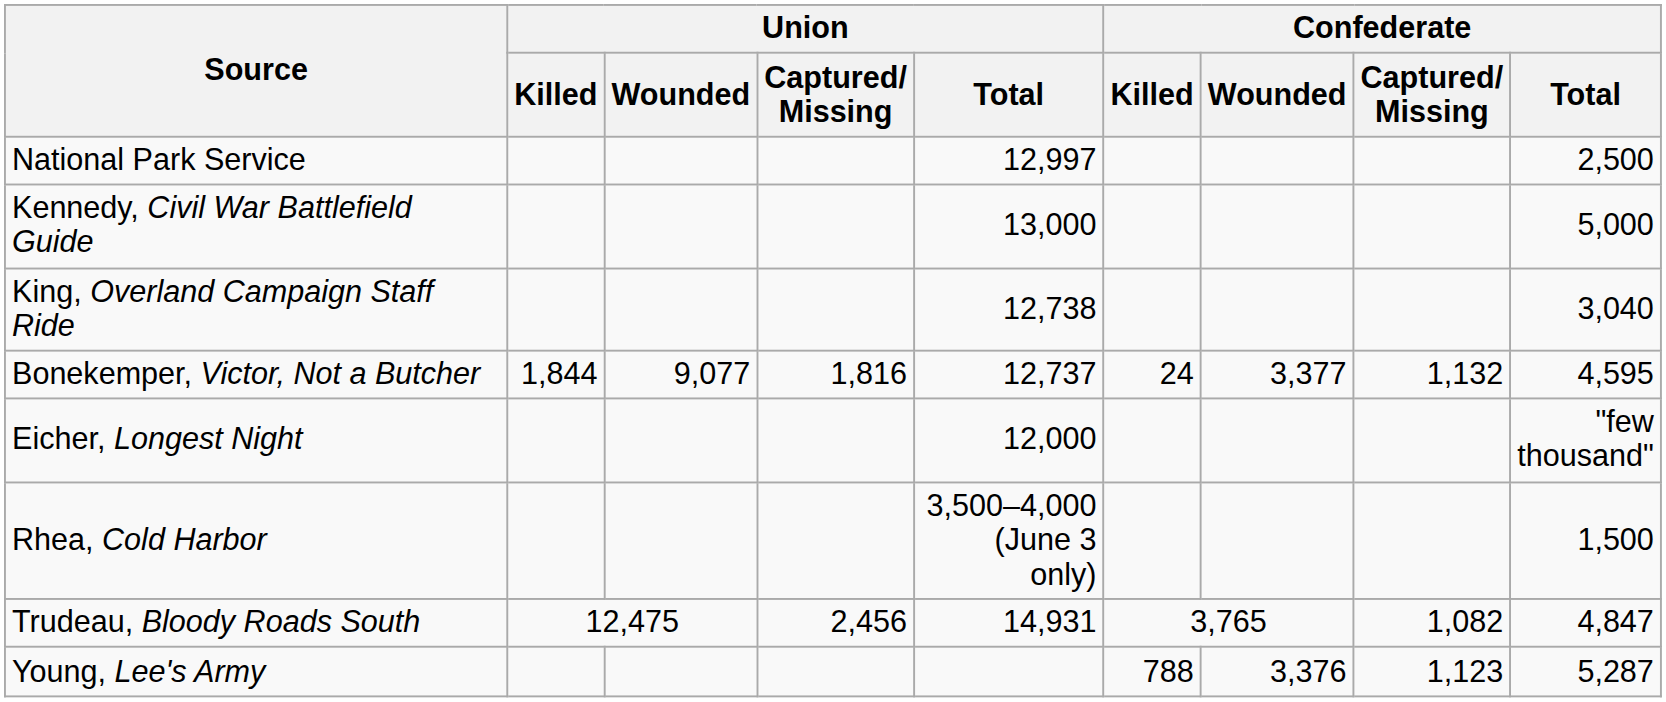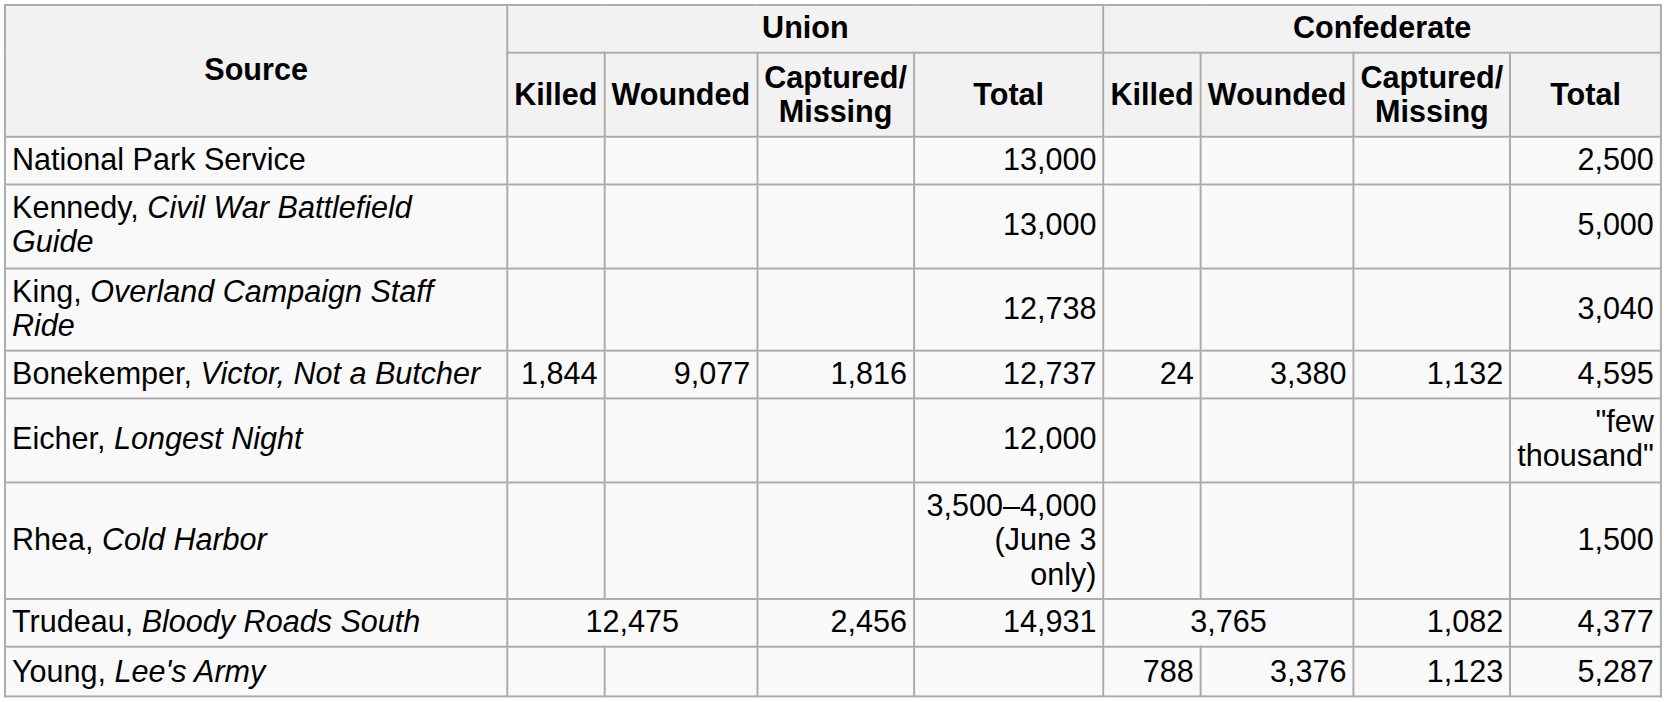(1050, 160) 12,997 -> (1050, 160) 13,000
(1308, 374) 3,377 -> (1308, 374) 3,380
(1616, 622) 4,847 -> (1616, 622) 4,377
